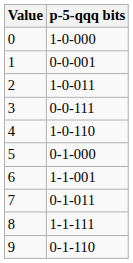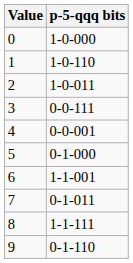(73, 62) 0-0-001 -> (72, 62) 1-0-110
(72, 131) 1-0-110 -> (73, 131) 0-0-001
